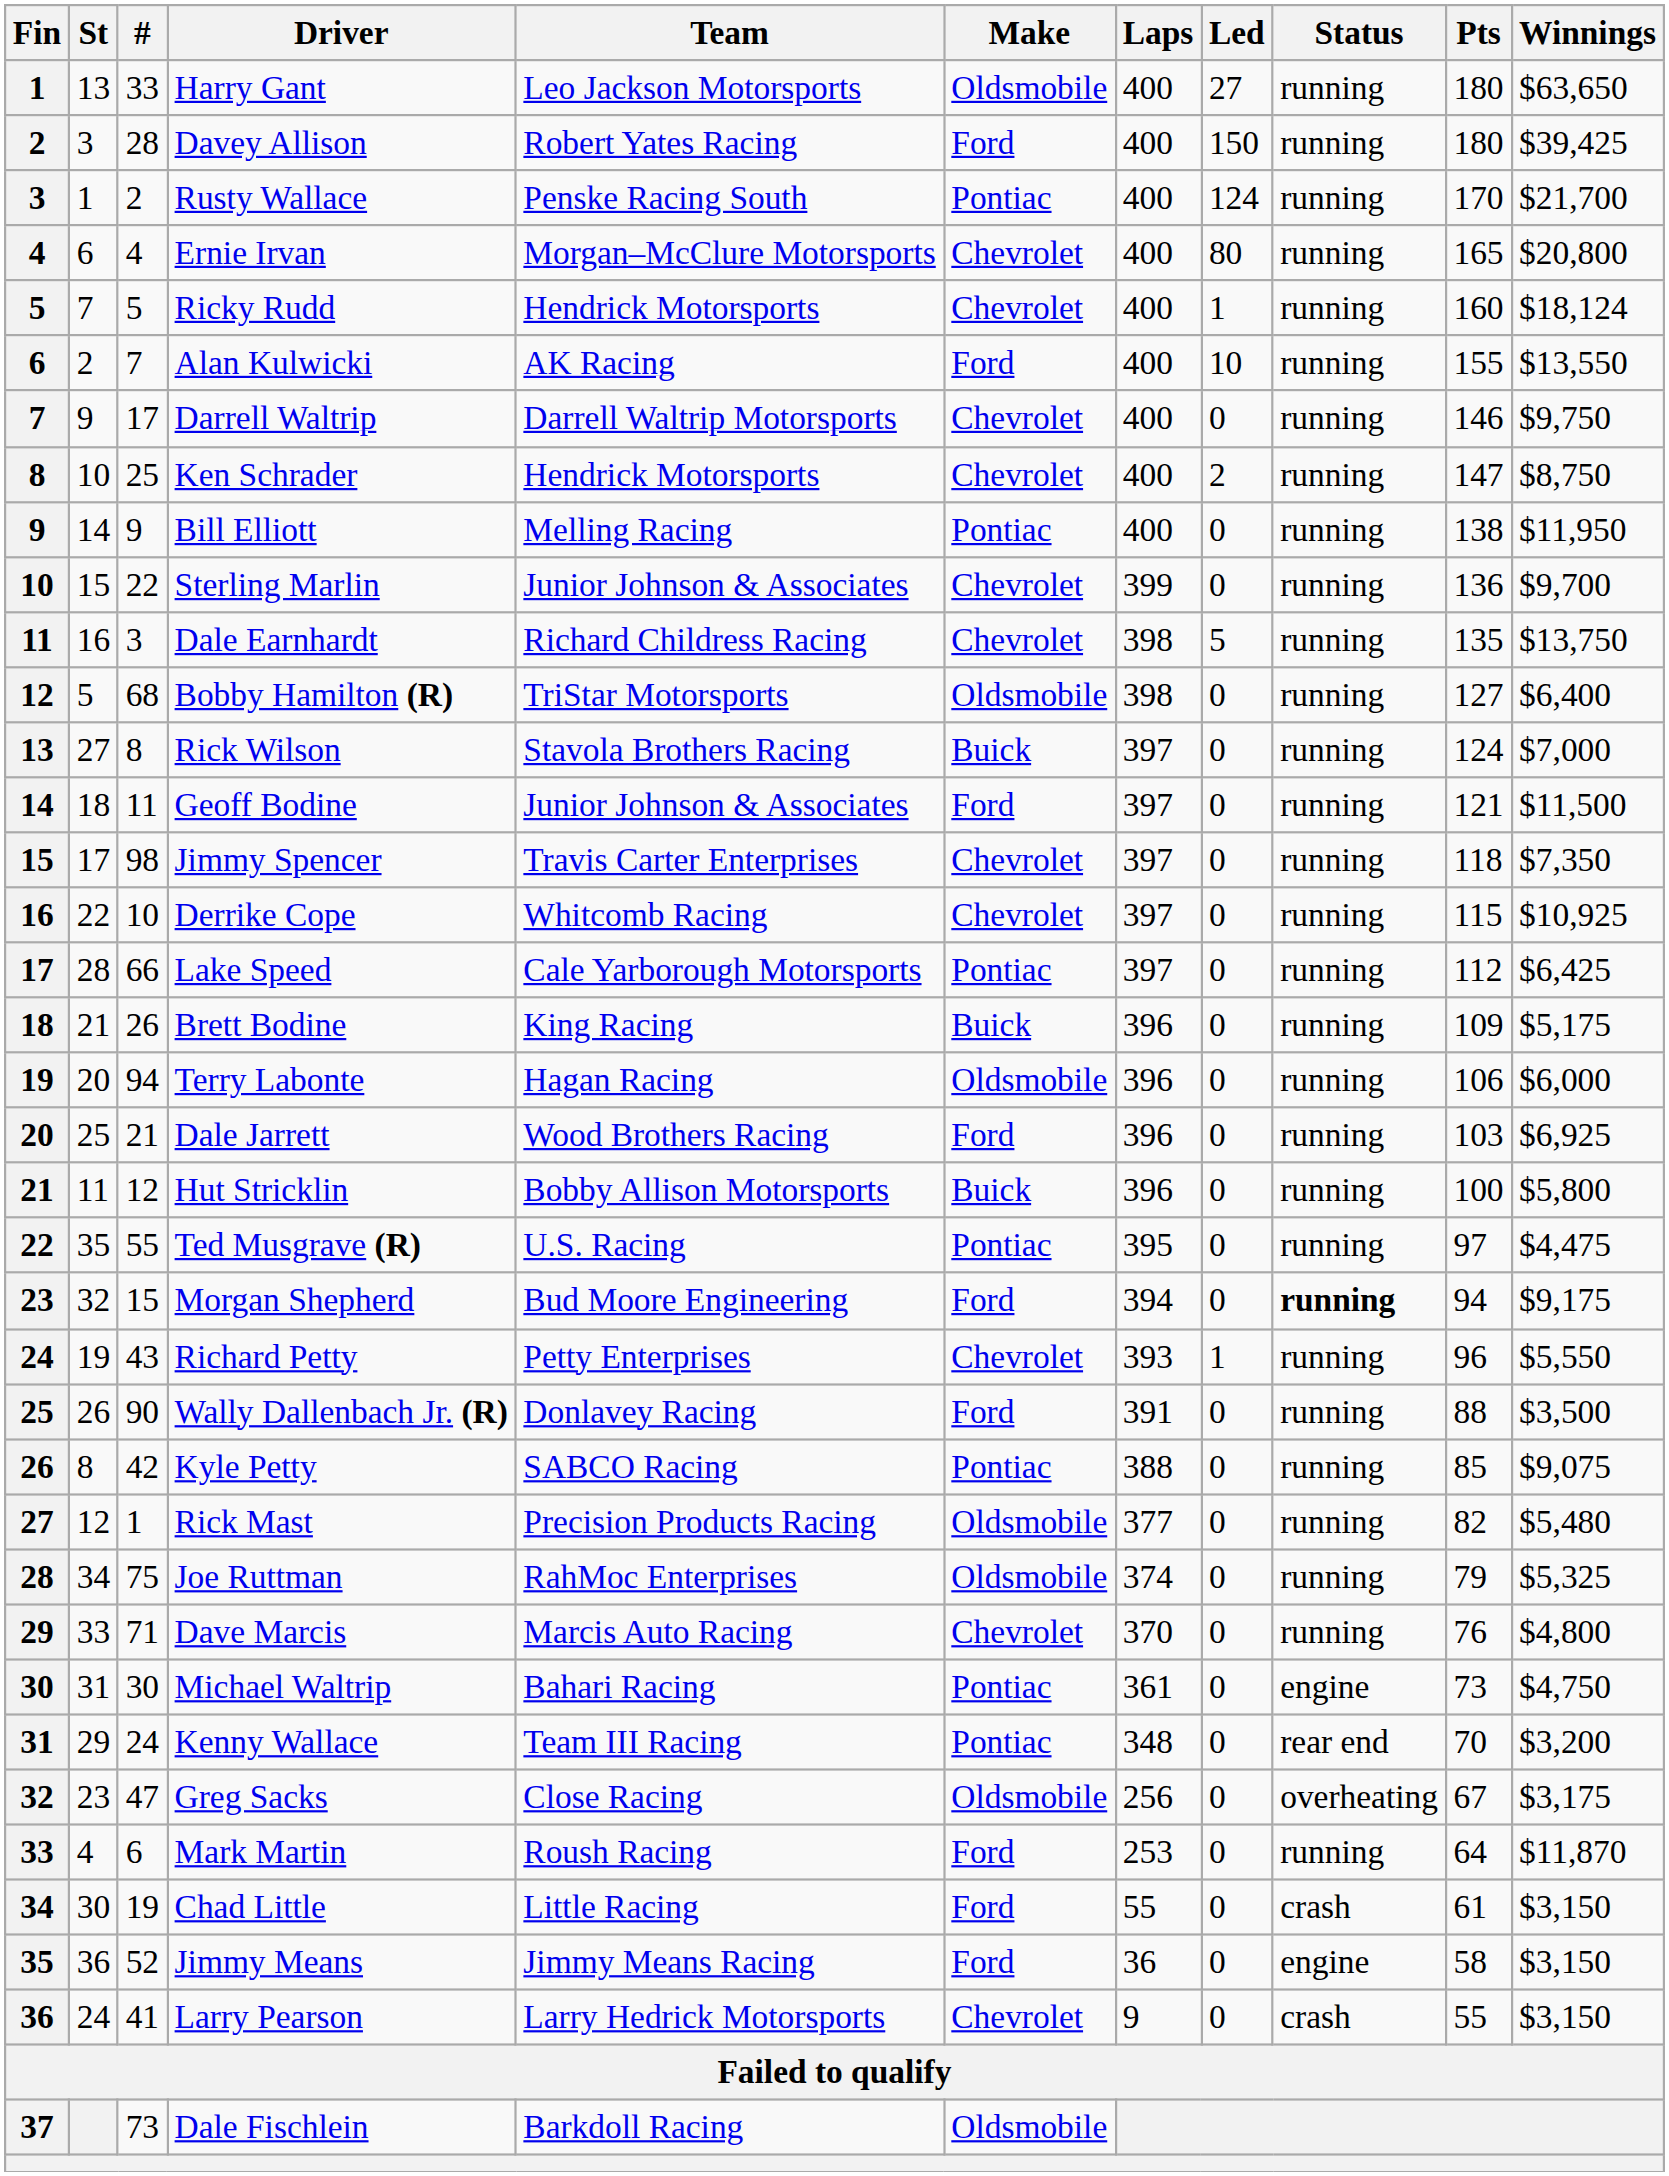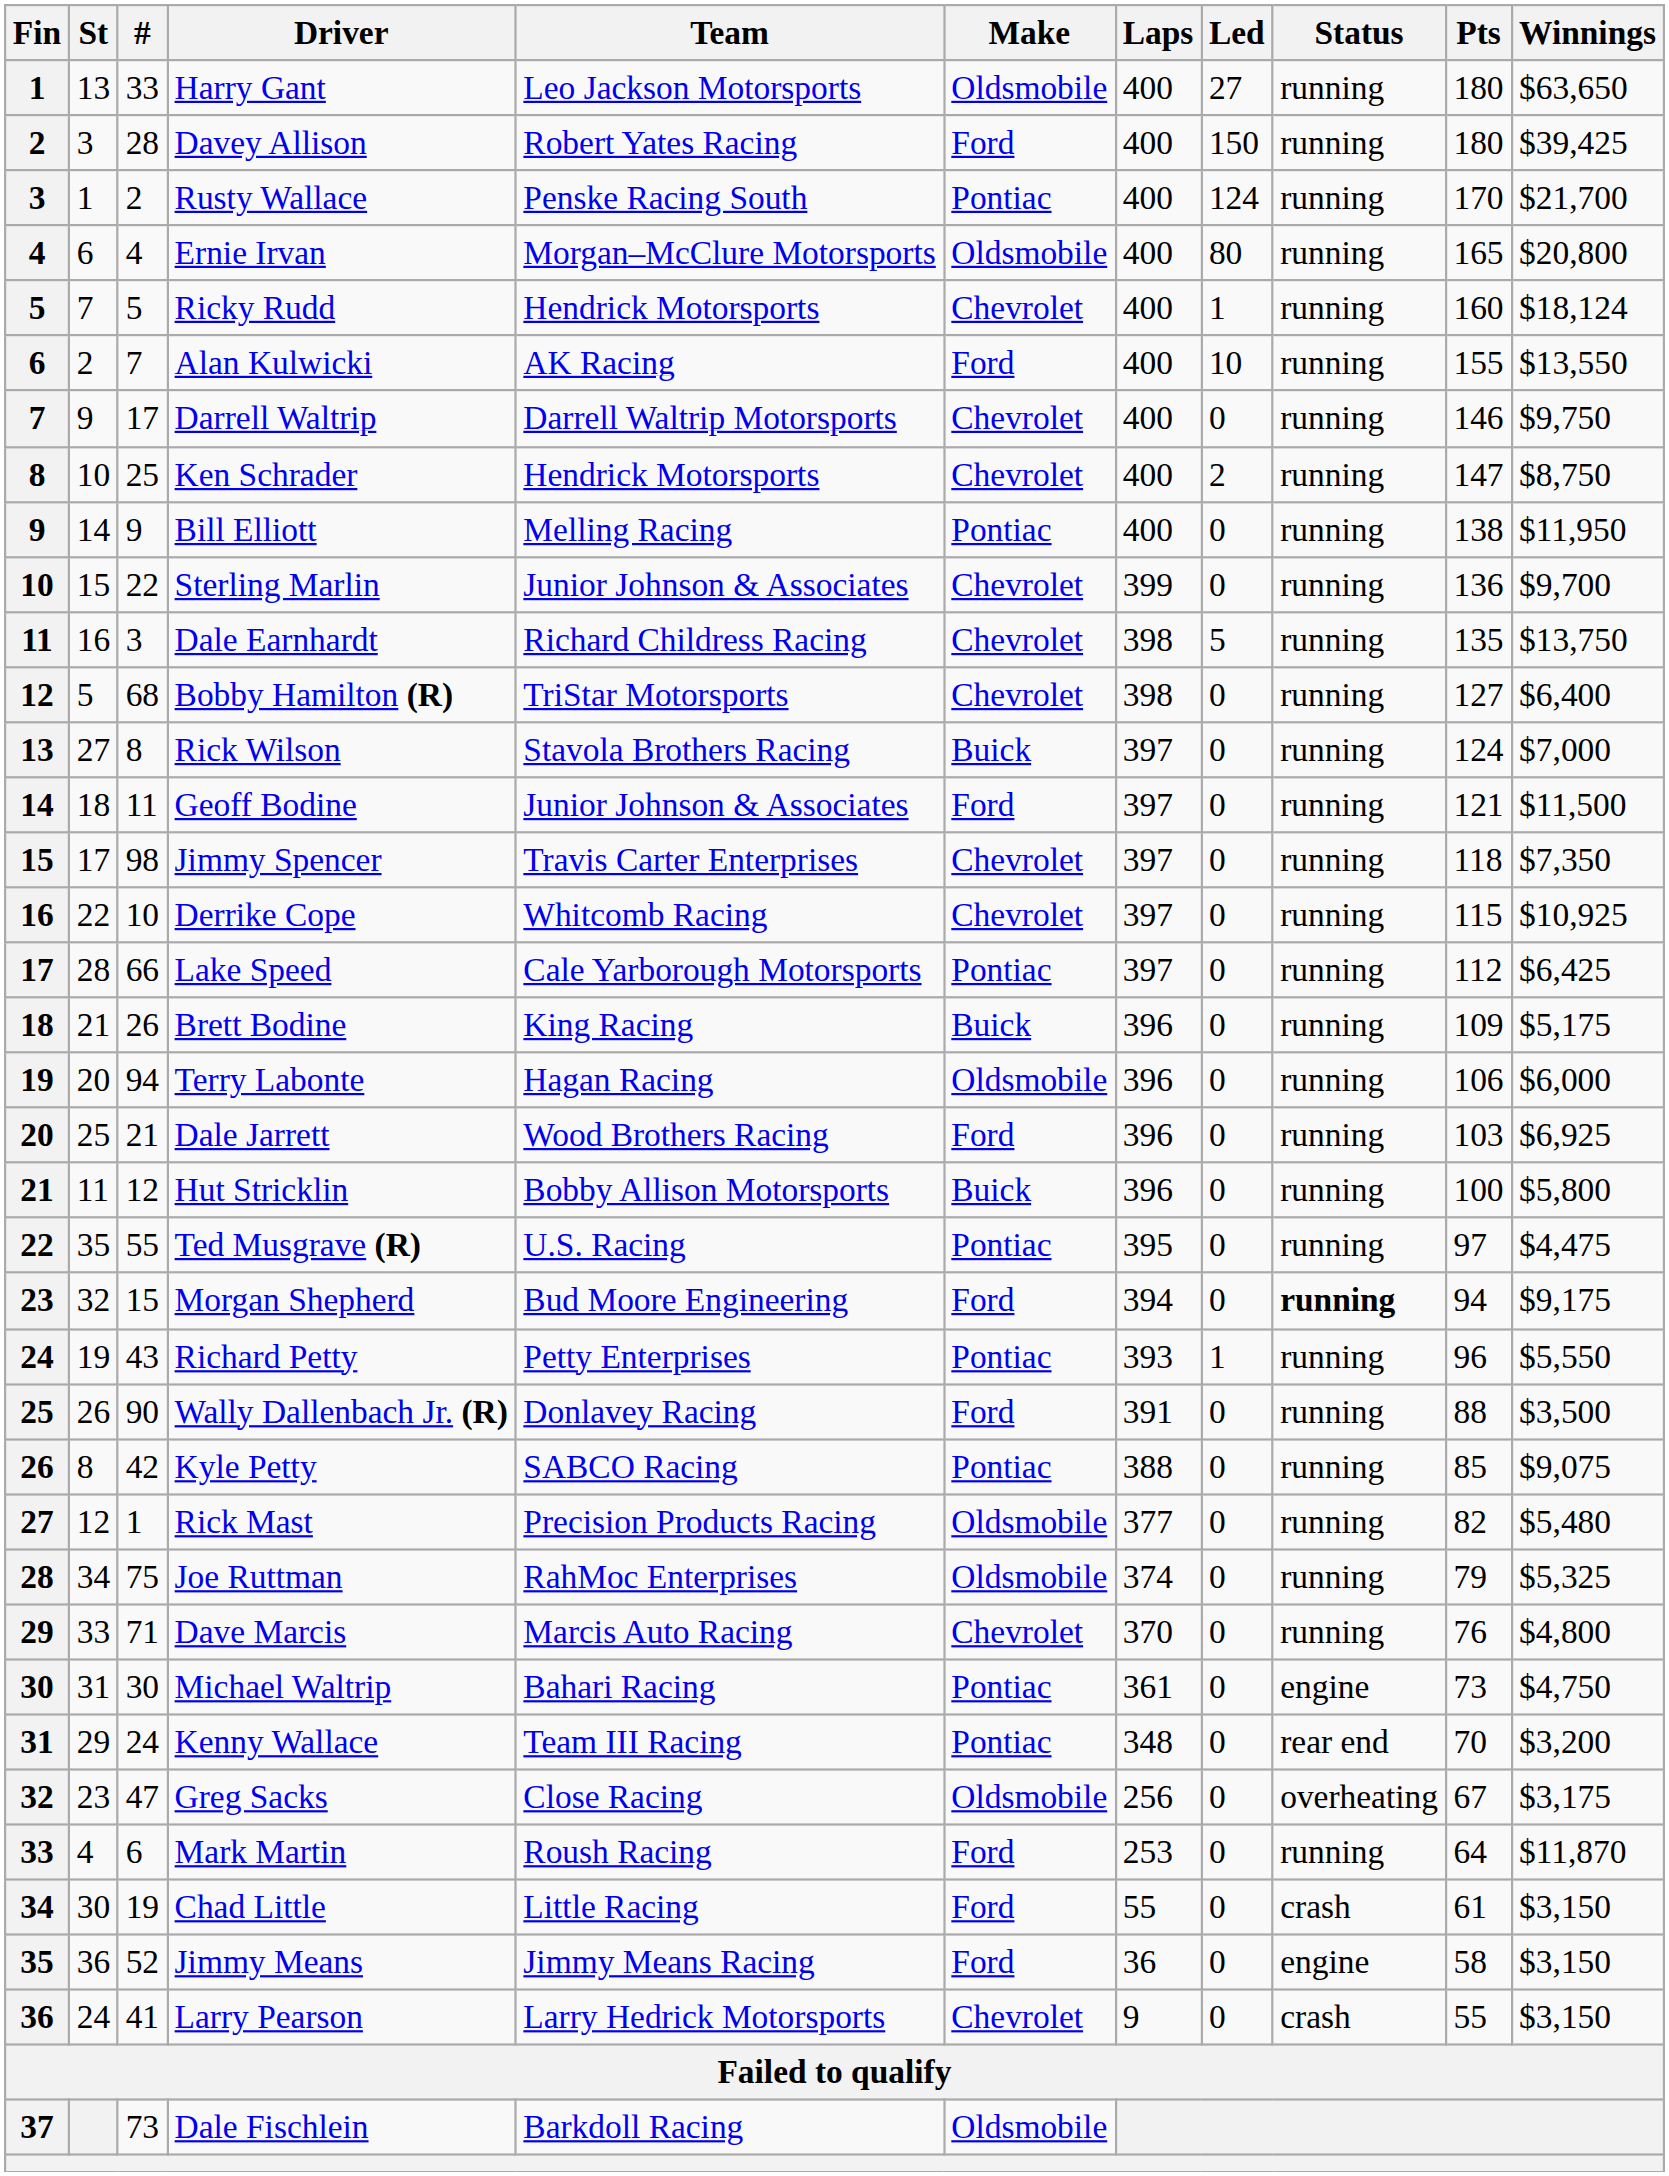(1017, 252) Chevrolet -> (1029, 252) Oldsmobile
(1029, 693) Oldsmobile -> (1017, 693) Chevrolet
(1017, 1355) Chevrolet -> (1001, 1355) Pontiac
